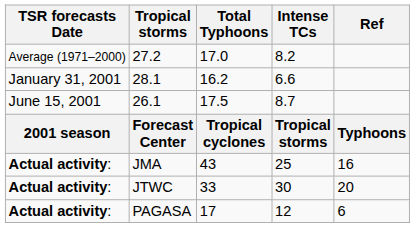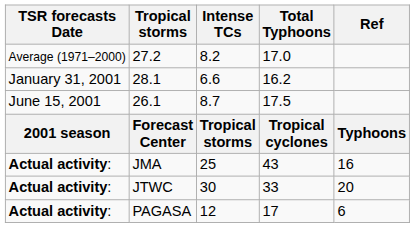columns swapped: (234, 24) <-> (303, 24)
